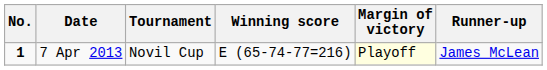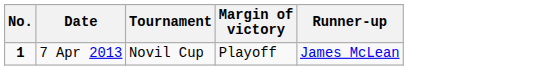- column: (285, 24)
(387, 54) lightyellow background -> (248, 54) no background
